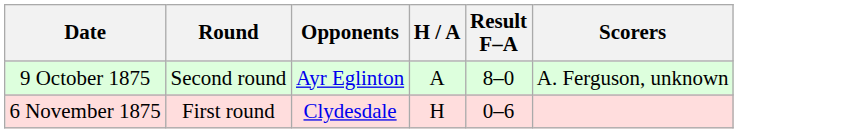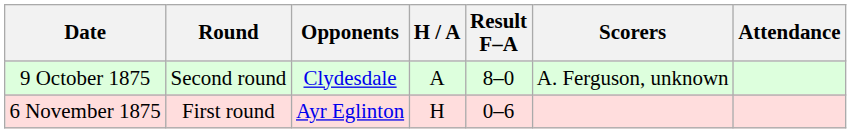+ column: (789, 32)
(350, 77) Ayr Eglinton -> (350, 77) Clydesdale
(350, 111) Clydesdale -> (350, 111) Ayr Eglinton
